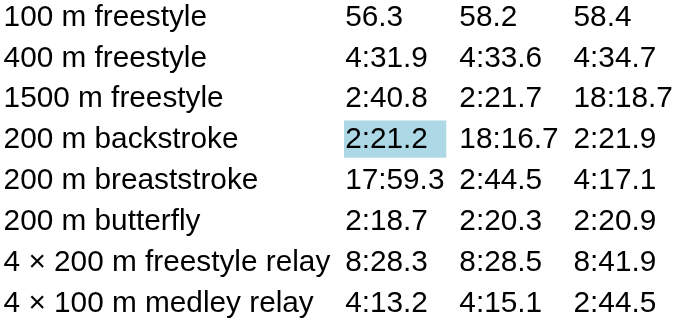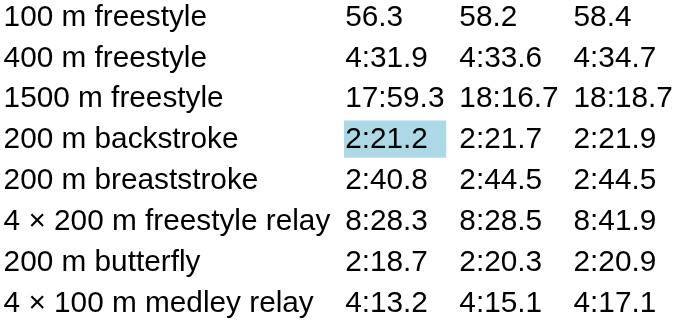(387, 97) 2:40.8 -> (395, 97) 17:59.3
(501, 97) 2:21.7 -> (509, 97) 18:16.7
(509, 138) 18:16.7 -> (501, 138) 2:21.7
(395, 179) 17:59.3 -> (387, 179) 2:40.8
(615, 179) 4:17.1 -> (615, 179) 2:44.5
rows swapped: (102, 220) <-> (167, 261)
(615, 302) 2:44.5 -> (615, 302) 4:17.1
